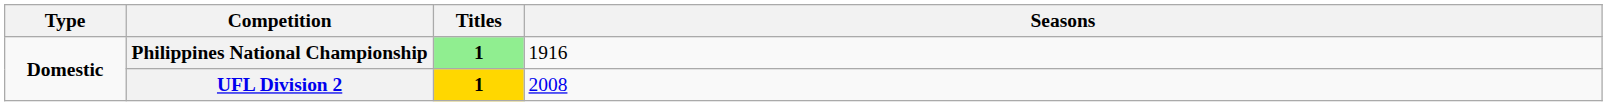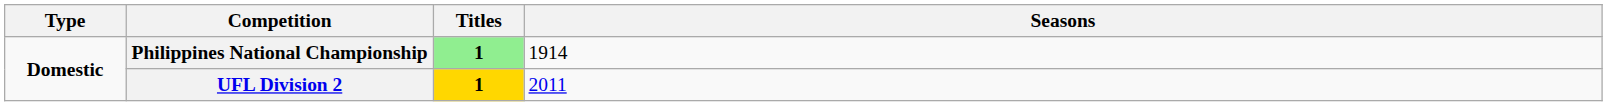(548, 52) 1916 -> (548, 52) 1914
(548, 84) 2008 -> (548, 84) 2011
